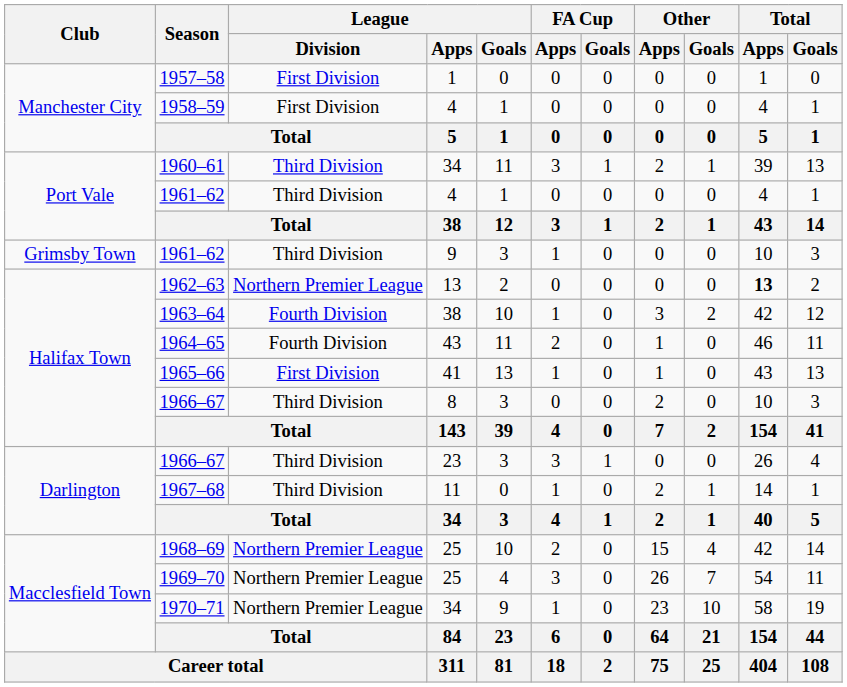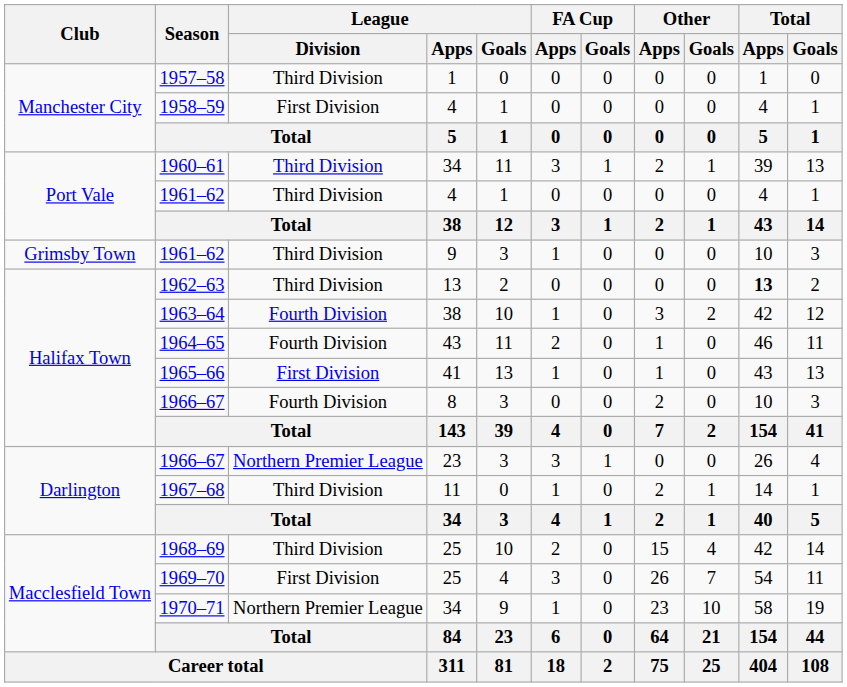(328, 78) First Division -> (328, 78) Third Division
(328, 284) Northern Premier League -> (328, 284) Third Division
(328, 401) Third Division -> (328, 401) Fourth Division
(328, 460) Third Division -> (328, 460) Northern Premier League
(328, 549) Northern Premier League -> (328, 549) Third Division
(328, 578) Northern Premier League -> (328, 578) First Division
